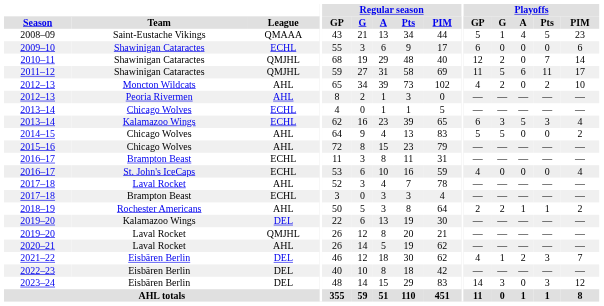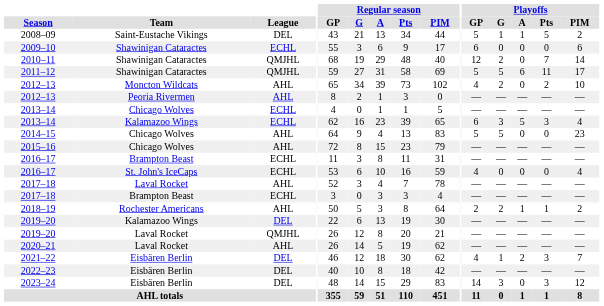(283, 35) QMAAA -> (283, 35) DEL
(523, 35) 4 -> (522, 35) 1
(580, 35) 23 -> (580, 35) 2
(478, 72) 11 -> (476, 72) 5
(580, 134) 2 -> (580, 134) 23
